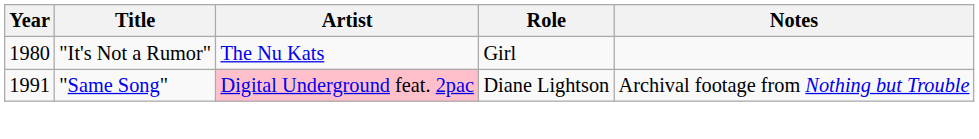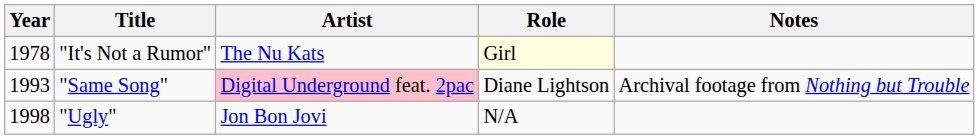(30, 52) 1980 -> (30, 52) 1978
(500, 52) no background -> (500, 52) lightyellow background
(30, 85) 1991 -> (30, 85) 1993
+ row: (88, 117)
